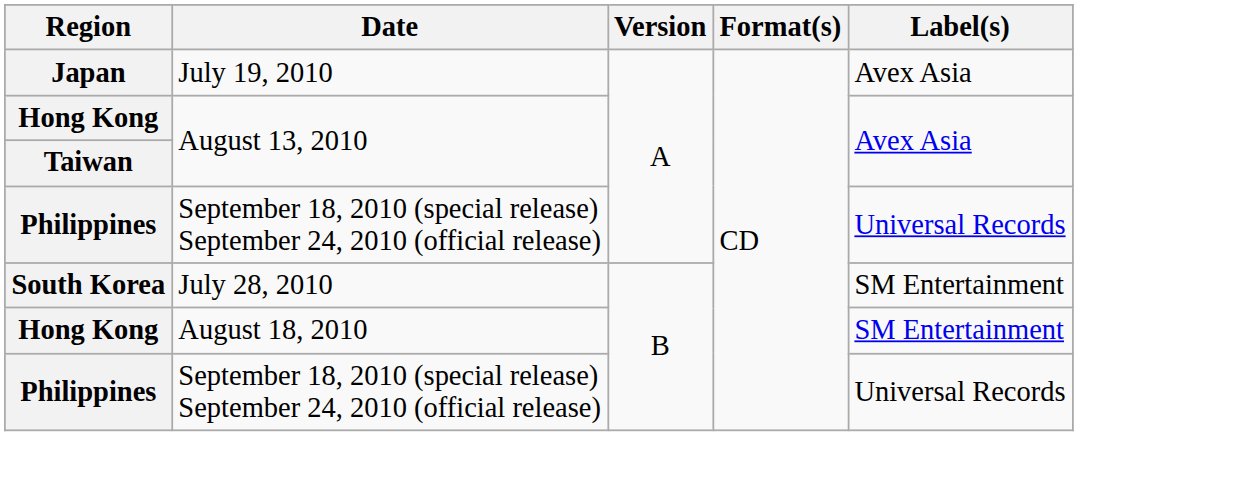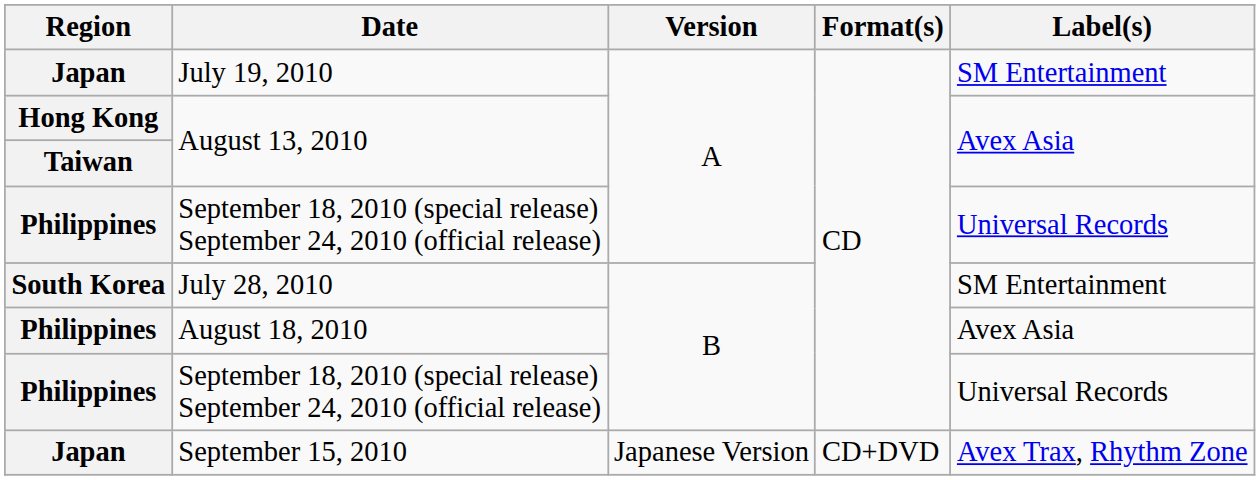(913, 72) Avex Asia -> (1062, 72) SM Entertainment
(88, 330) Hong Kong -> (88, 330) Philippines
(959, 330) SM Entertainment -> (1016, 330) Avex Asia
+ row: (293, 452)
